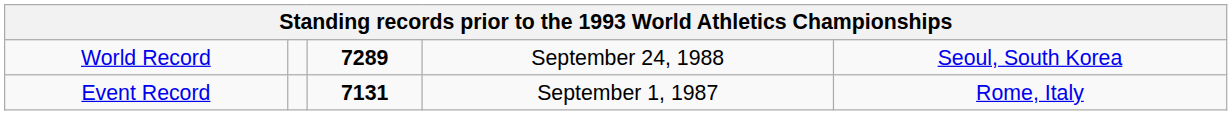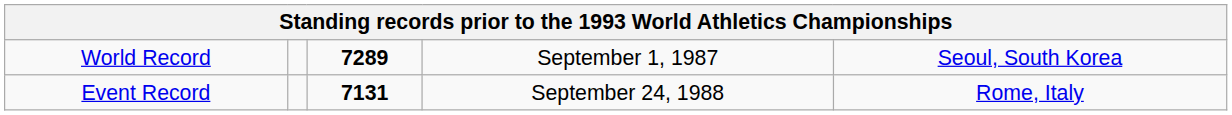(628, 56) September 24, 1988 -> (628, 56) September 1, 1987
(628, 91) September 1, 1987 -> (628, 91) September 24, 1988
